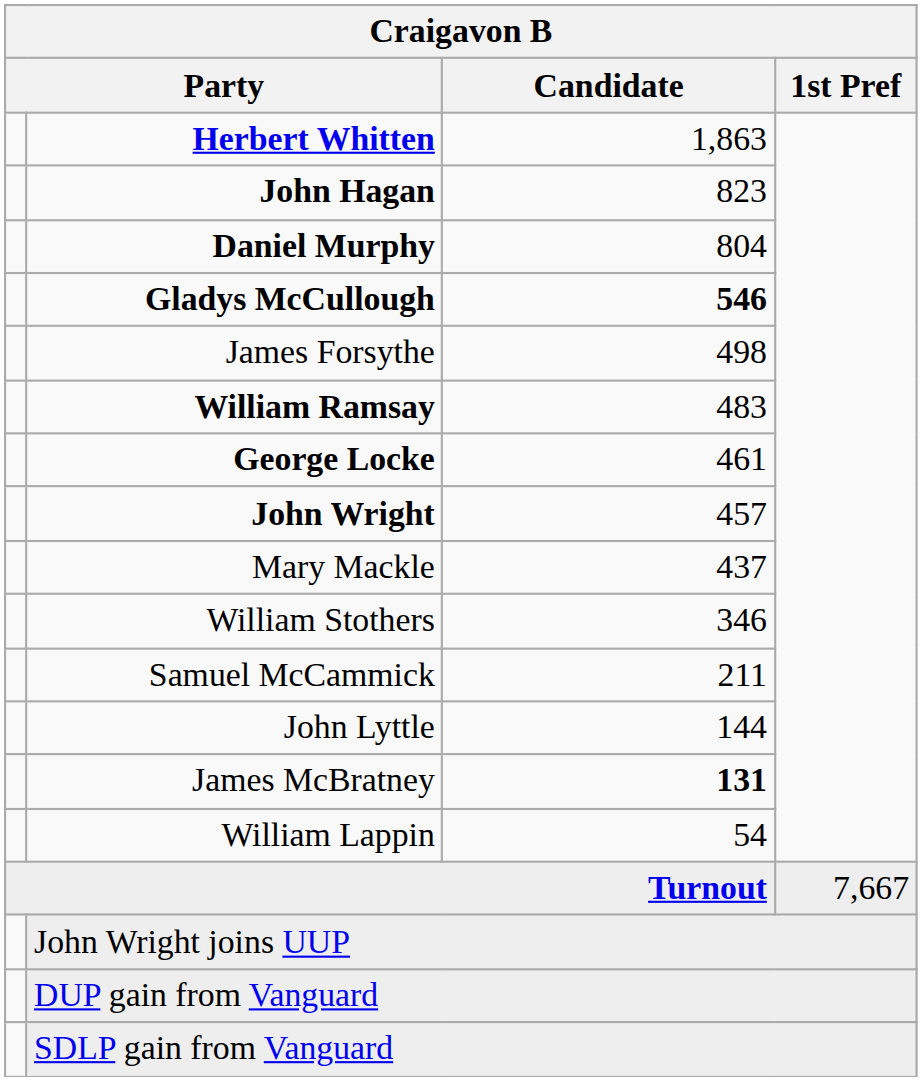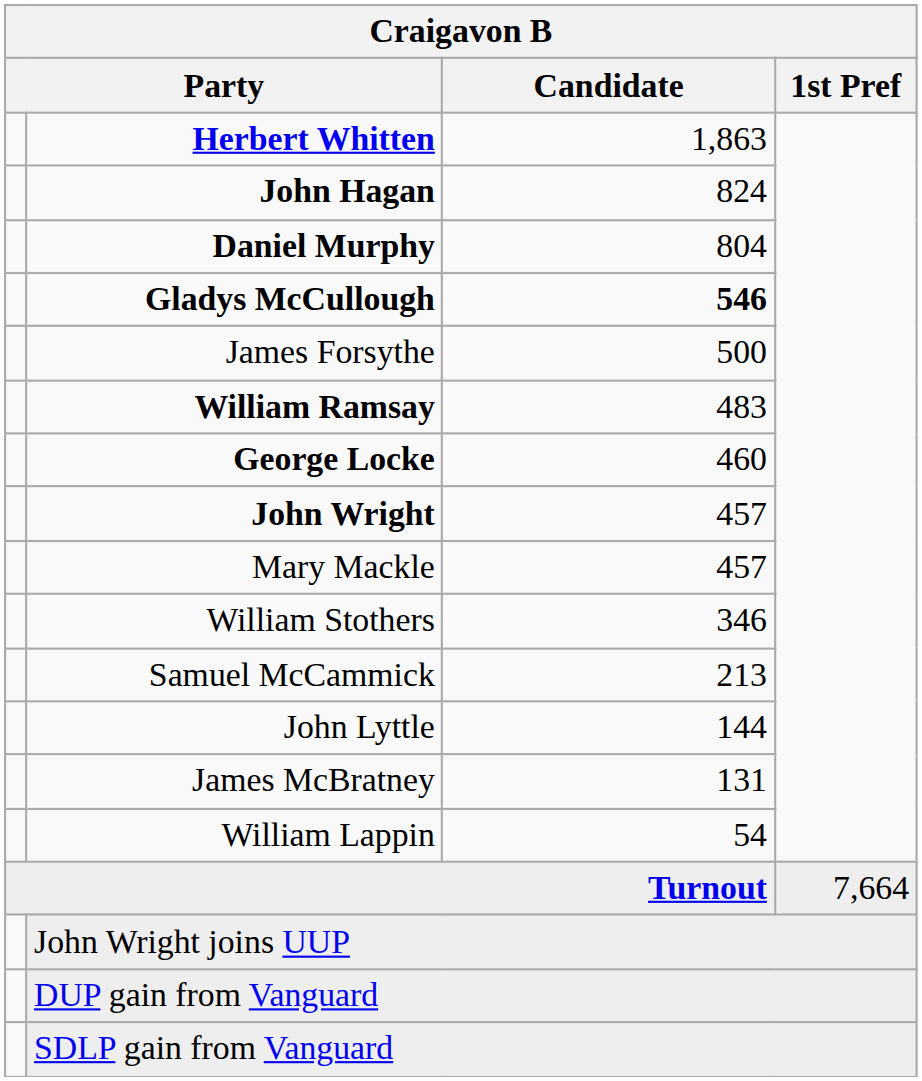(742, 191) 823 -> (742, 191) 824
(742, 352) 498 -> (742, 352) 500
(742, 459) 461 -> (742, 459) 460
(742, 566) 437 -> (742, 566) 457
(742, 673) 211 -> (742, 673) 213
(742, 780) bold -> (742, 780) normal
(871, 887) 7,667 -> (871, 887) 7,664
